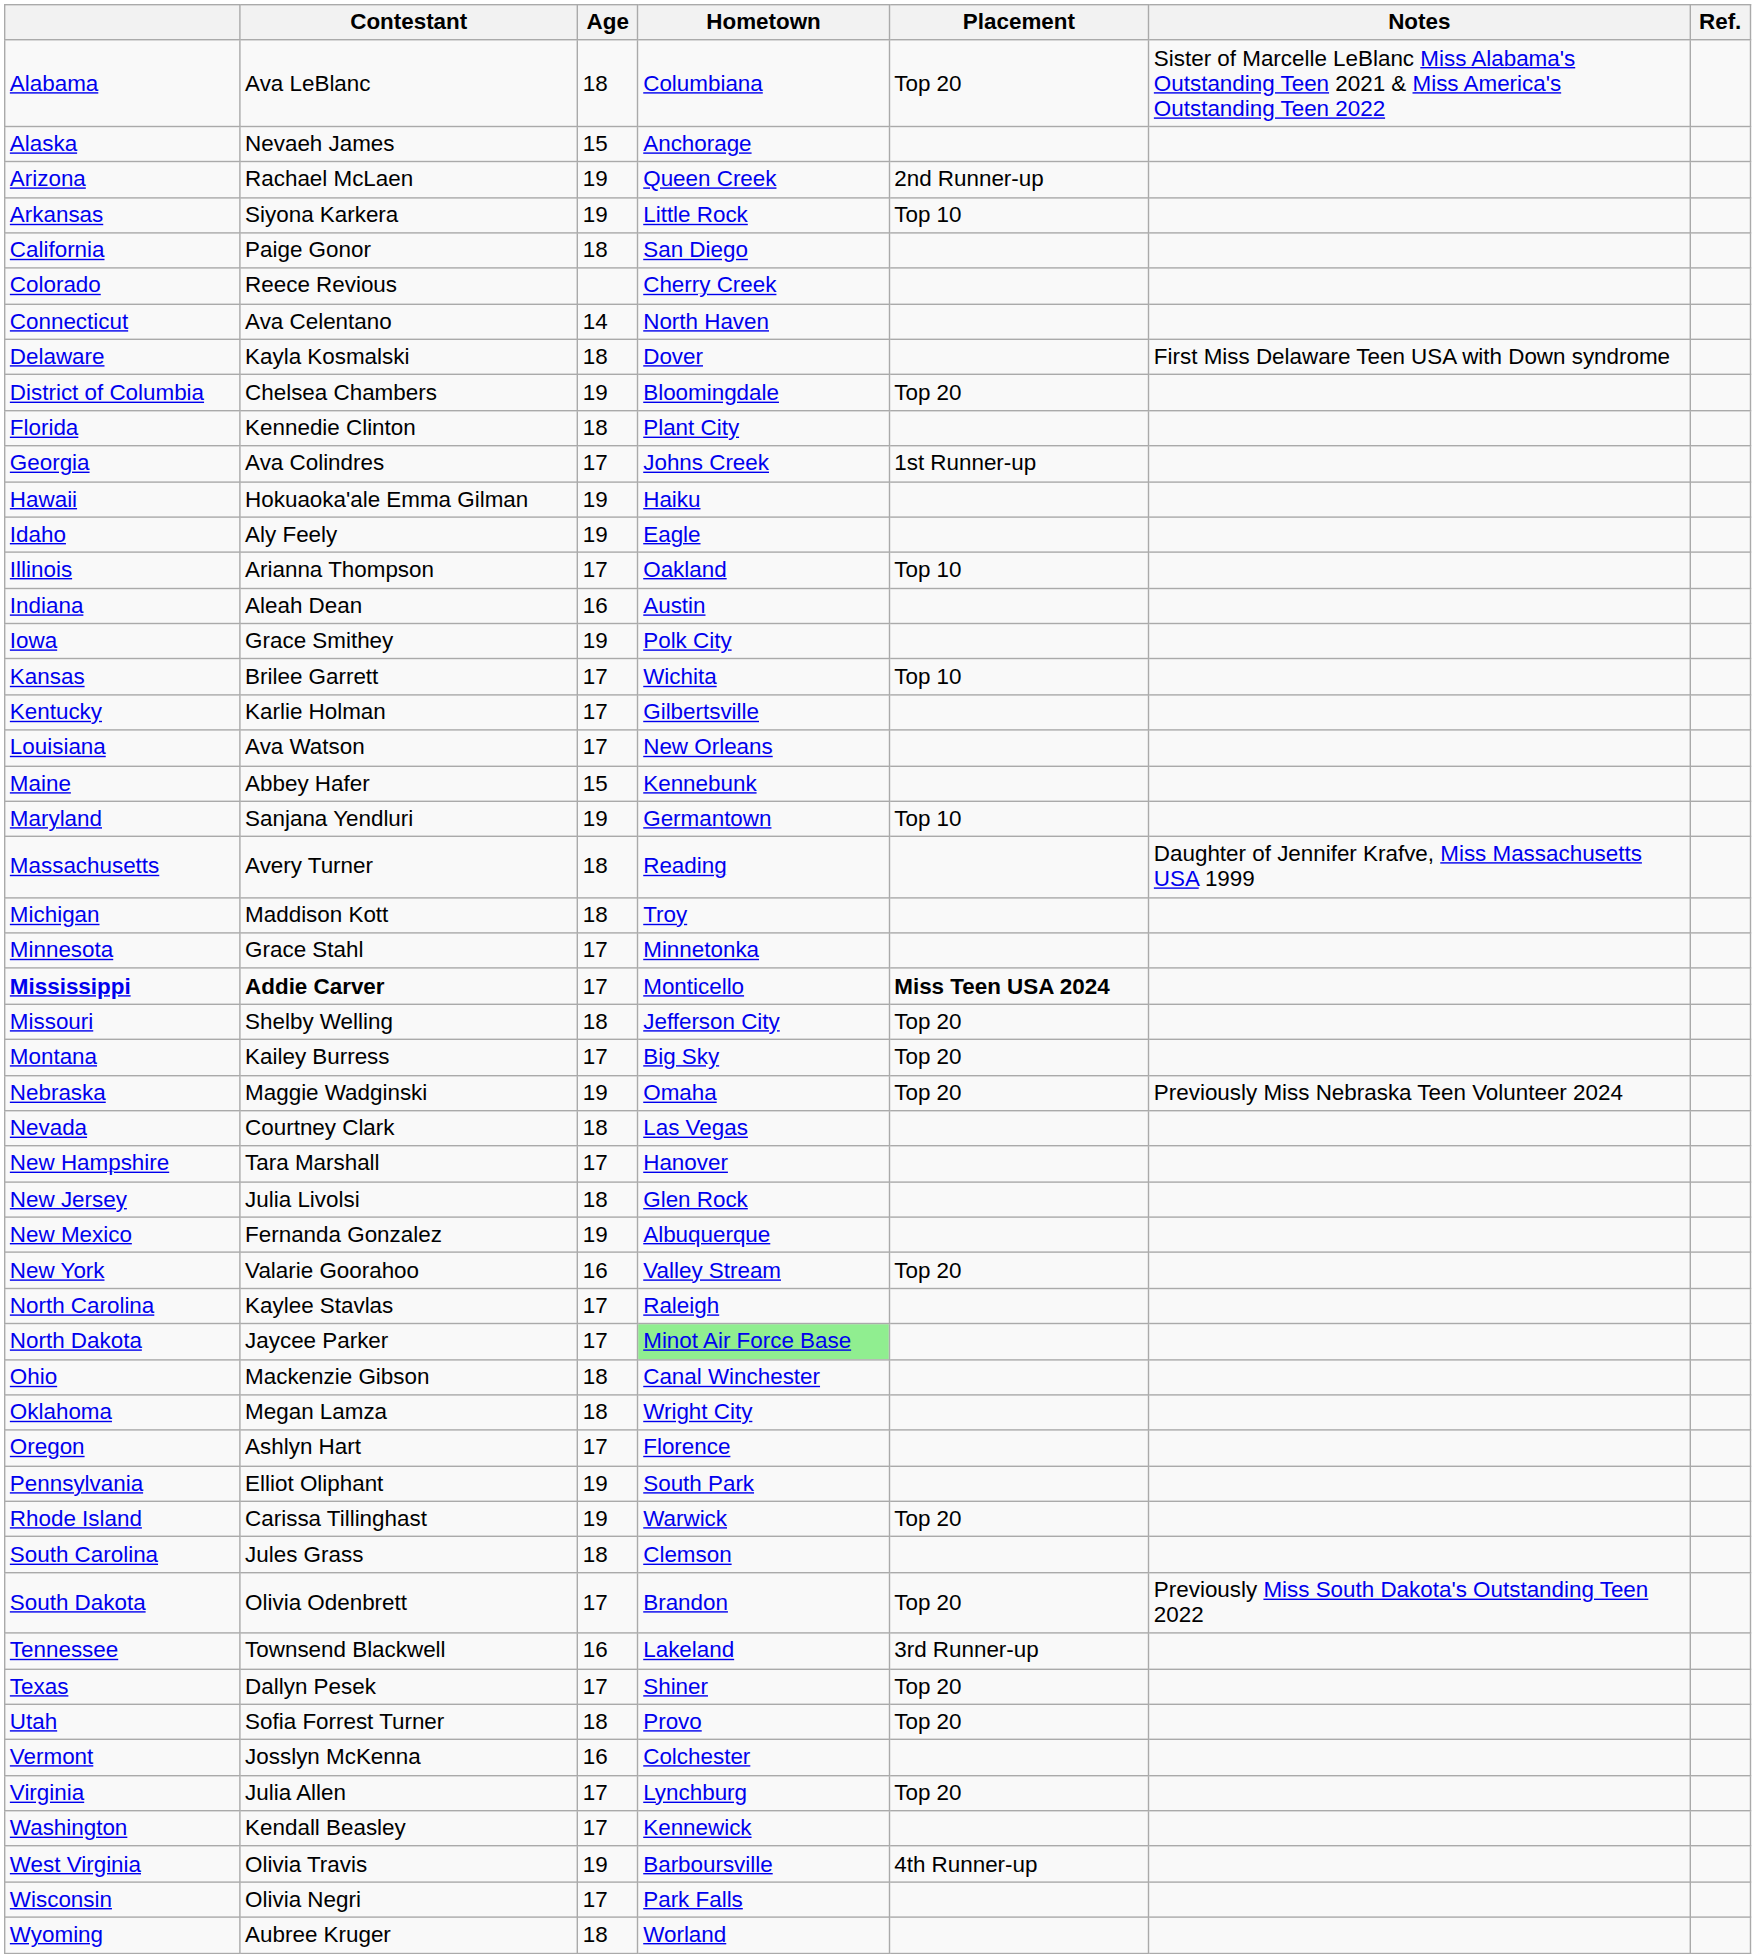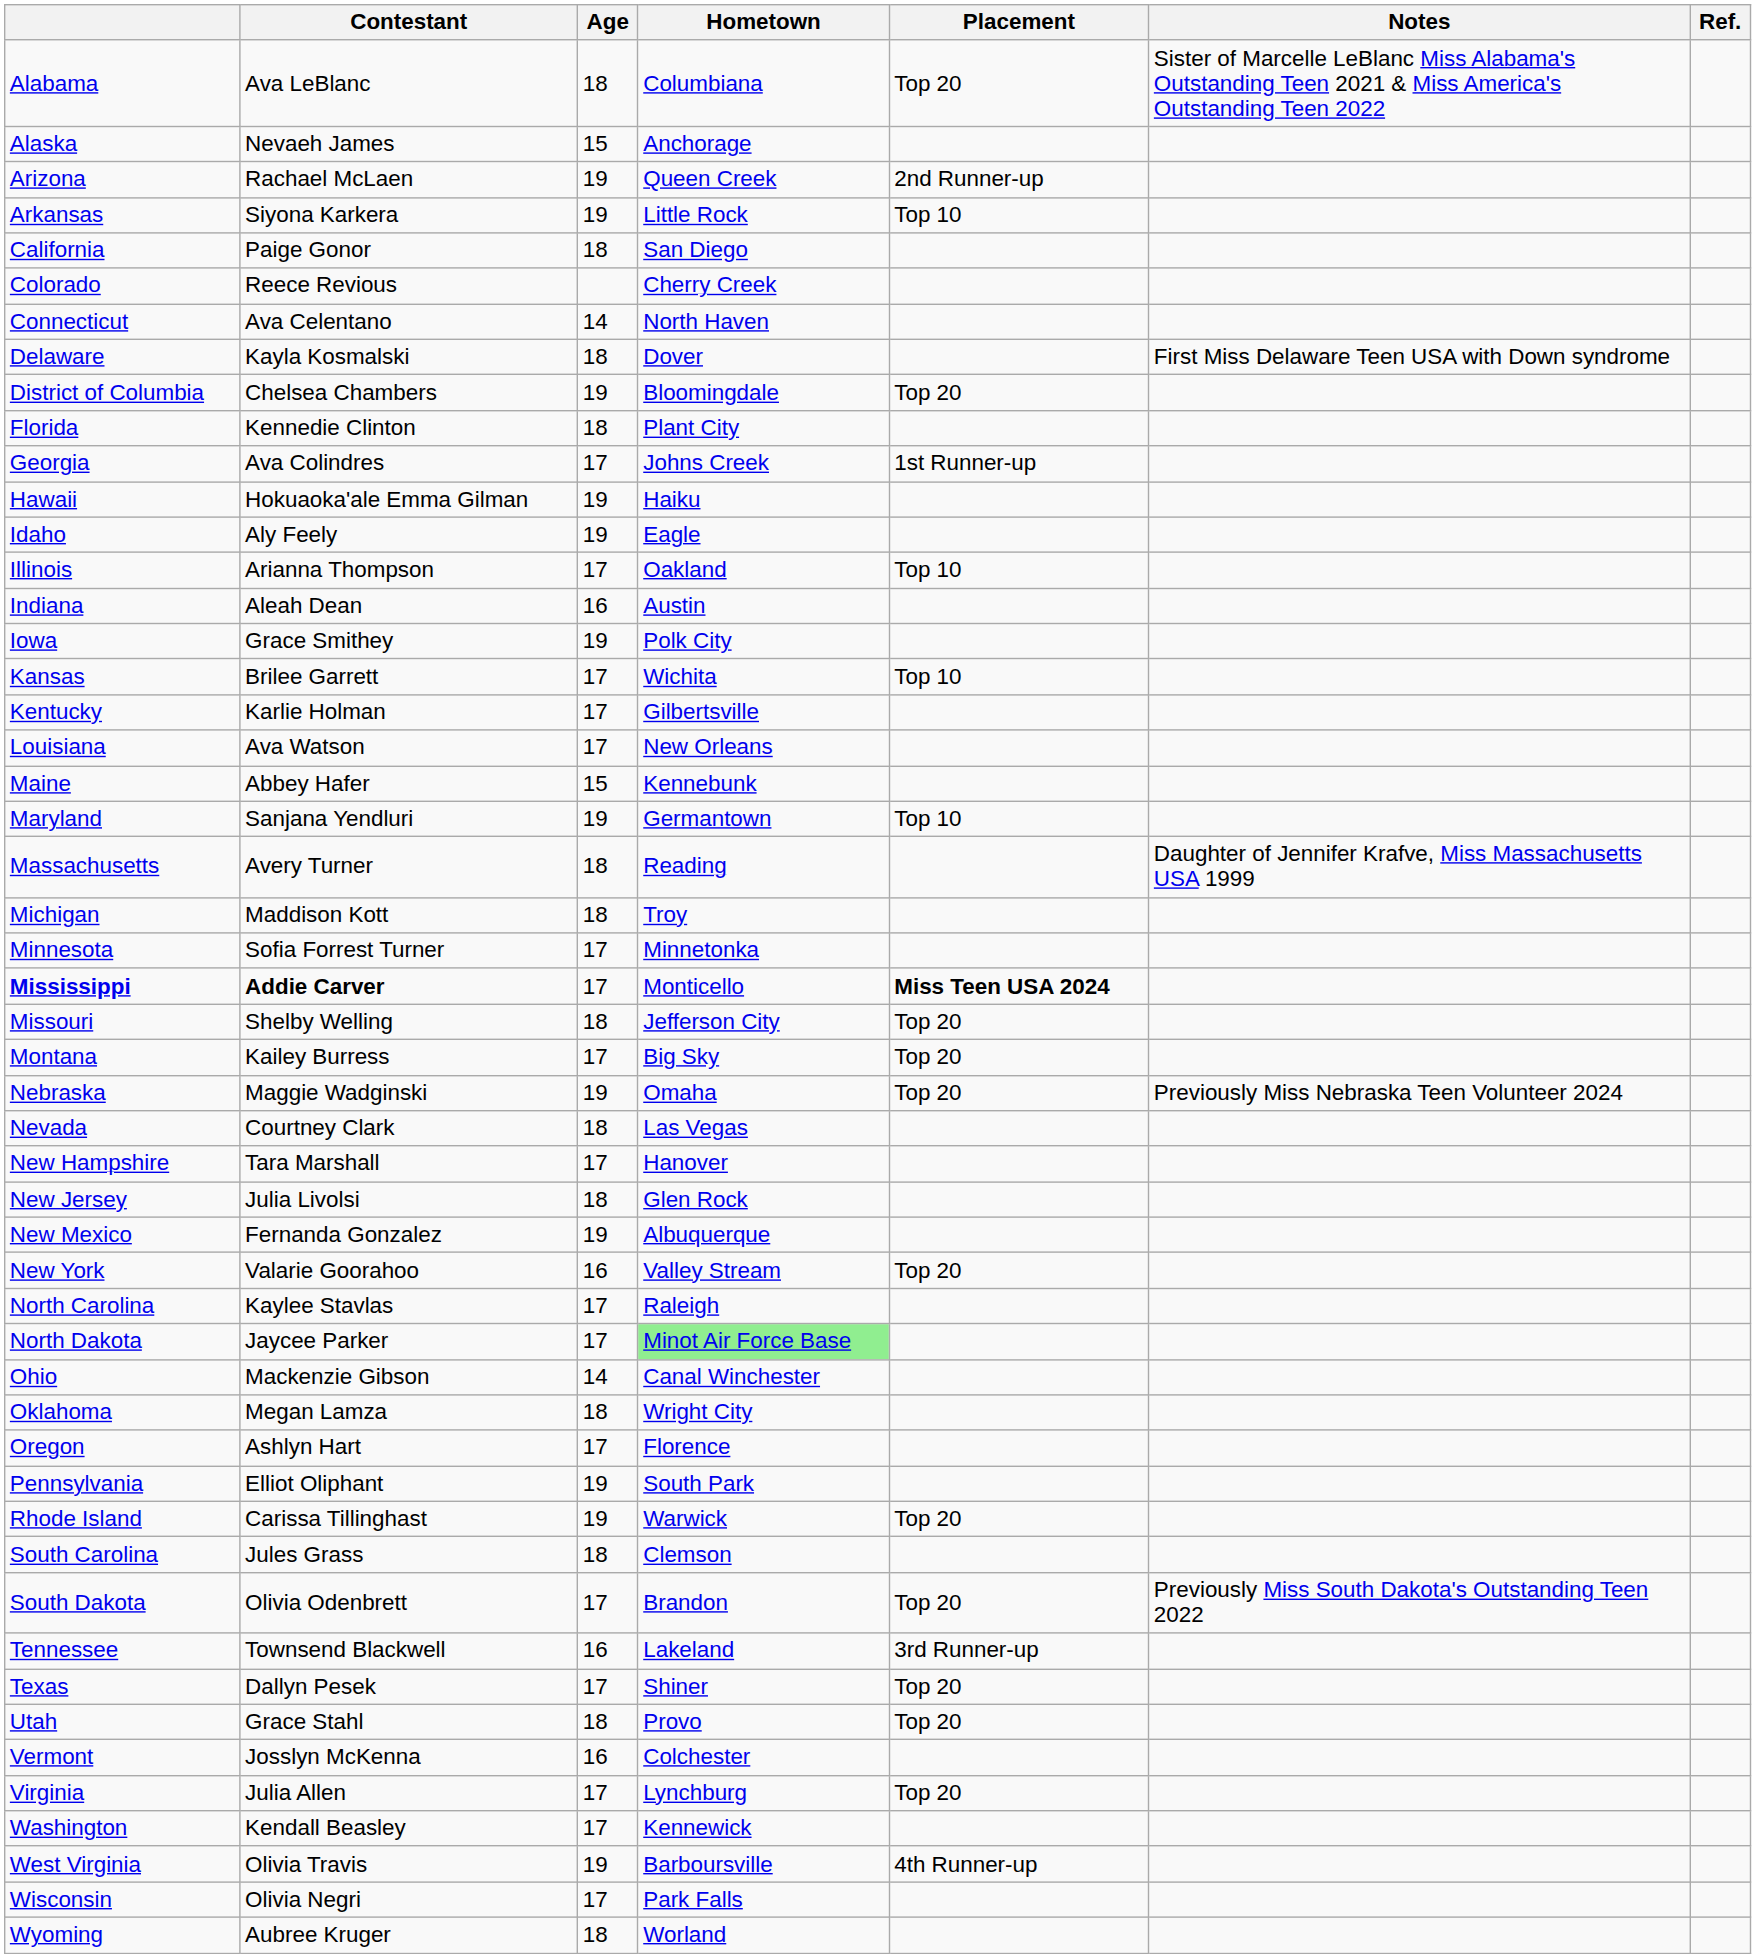(304, 950) Grace Stahl -> (345, 950) Sofia Forrest Turner
(595, 1376) 18 -> (595, 1376) 14
(345, 1721) Sofia Forrest Turner -> (304, 1721) Grace Stahl
